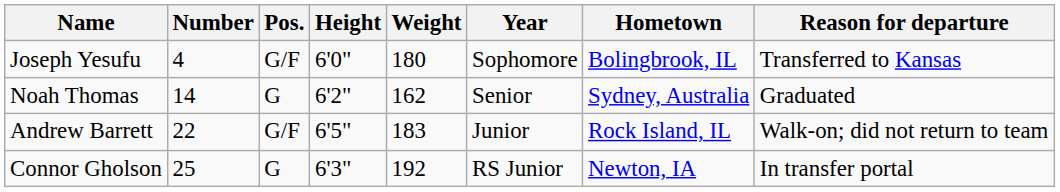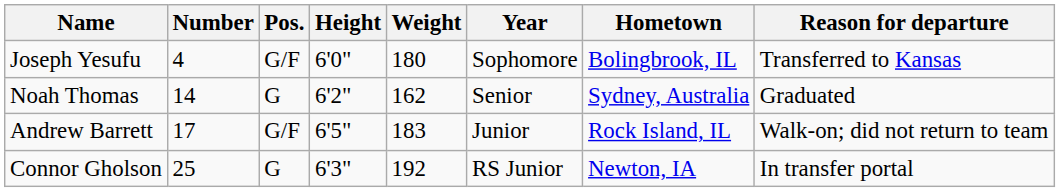(184, 131) 22 -> (184, 131) 17
